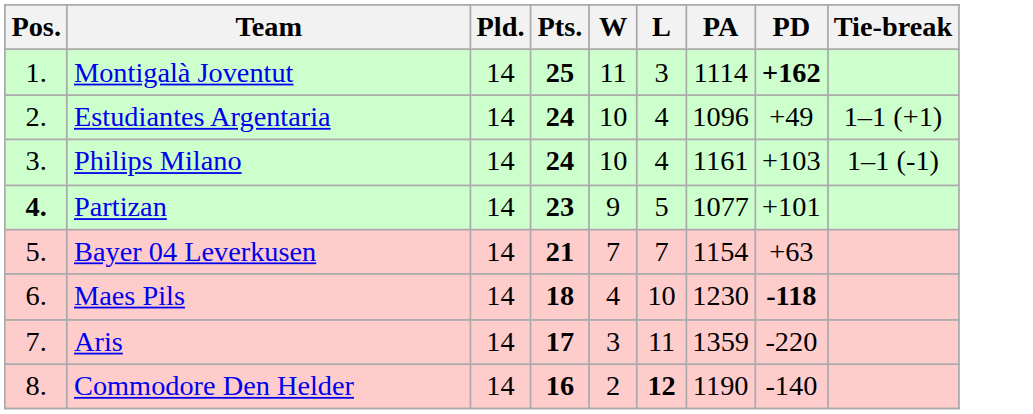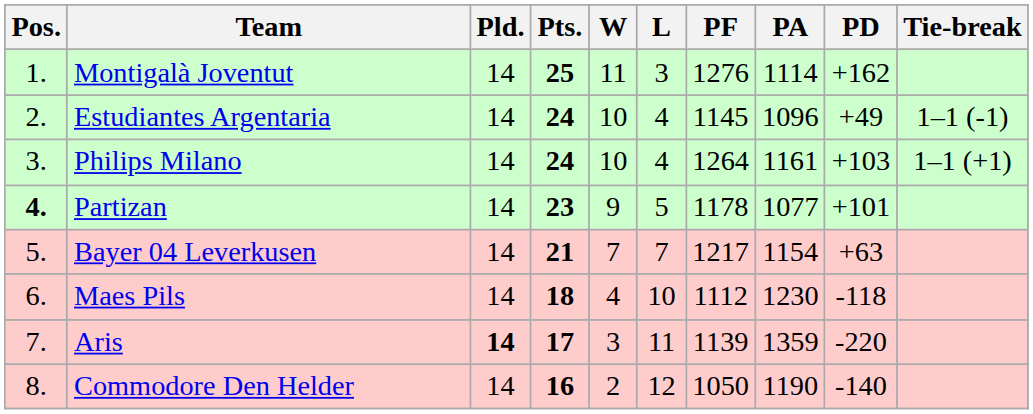+ column: (721, 26)
(791, 71) bold -> (861, 71) normal
(893, 116) 1–1 (+1) -> (962, 116) 1–1 (-1)
(893, 161) 1–1 (-1) -> (963, 161) 1–1 (+1)
(791, 296) bold -> (861, 296) normal
(500, 341) normal -> (500, 341) bold
(662, 386) bold -> (662, 386) normal
